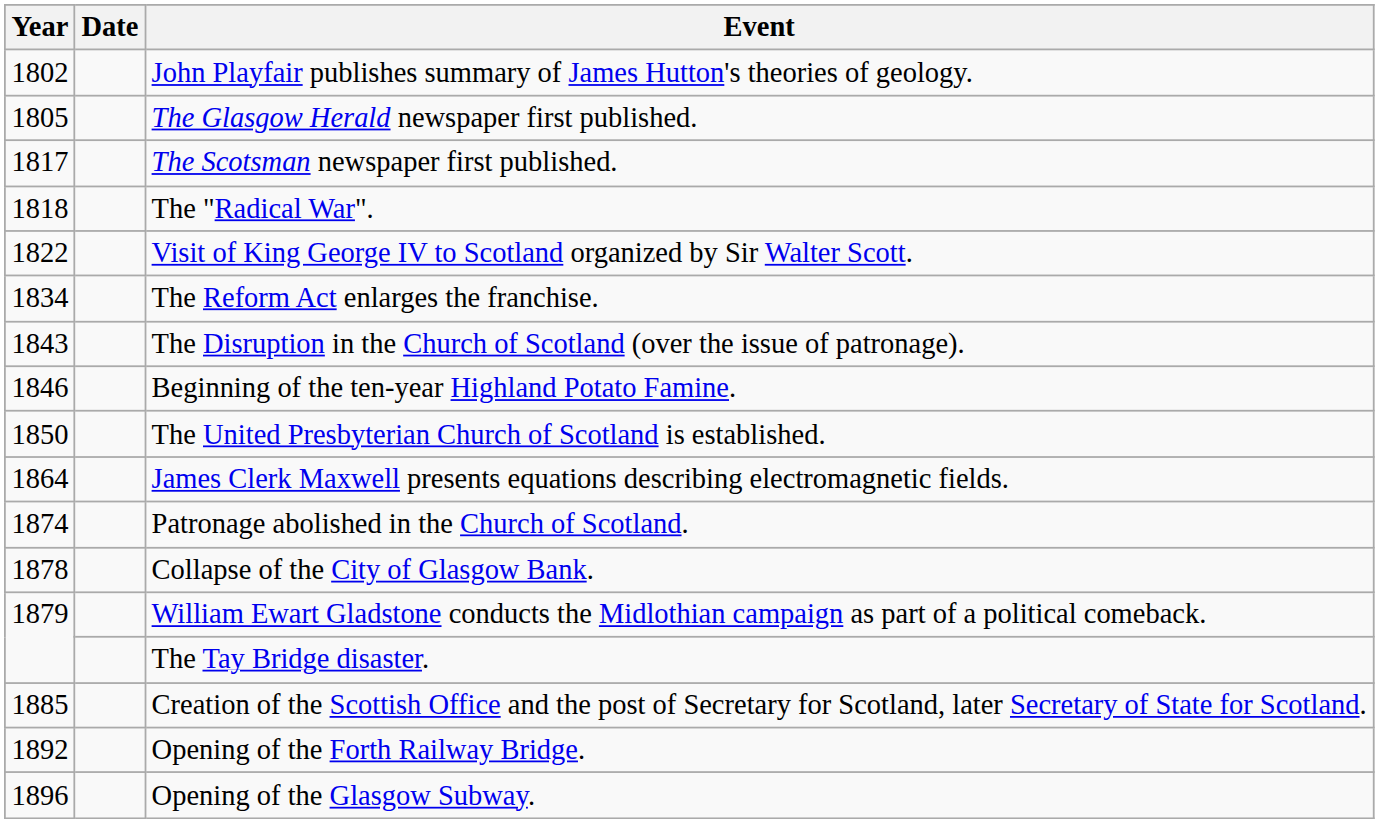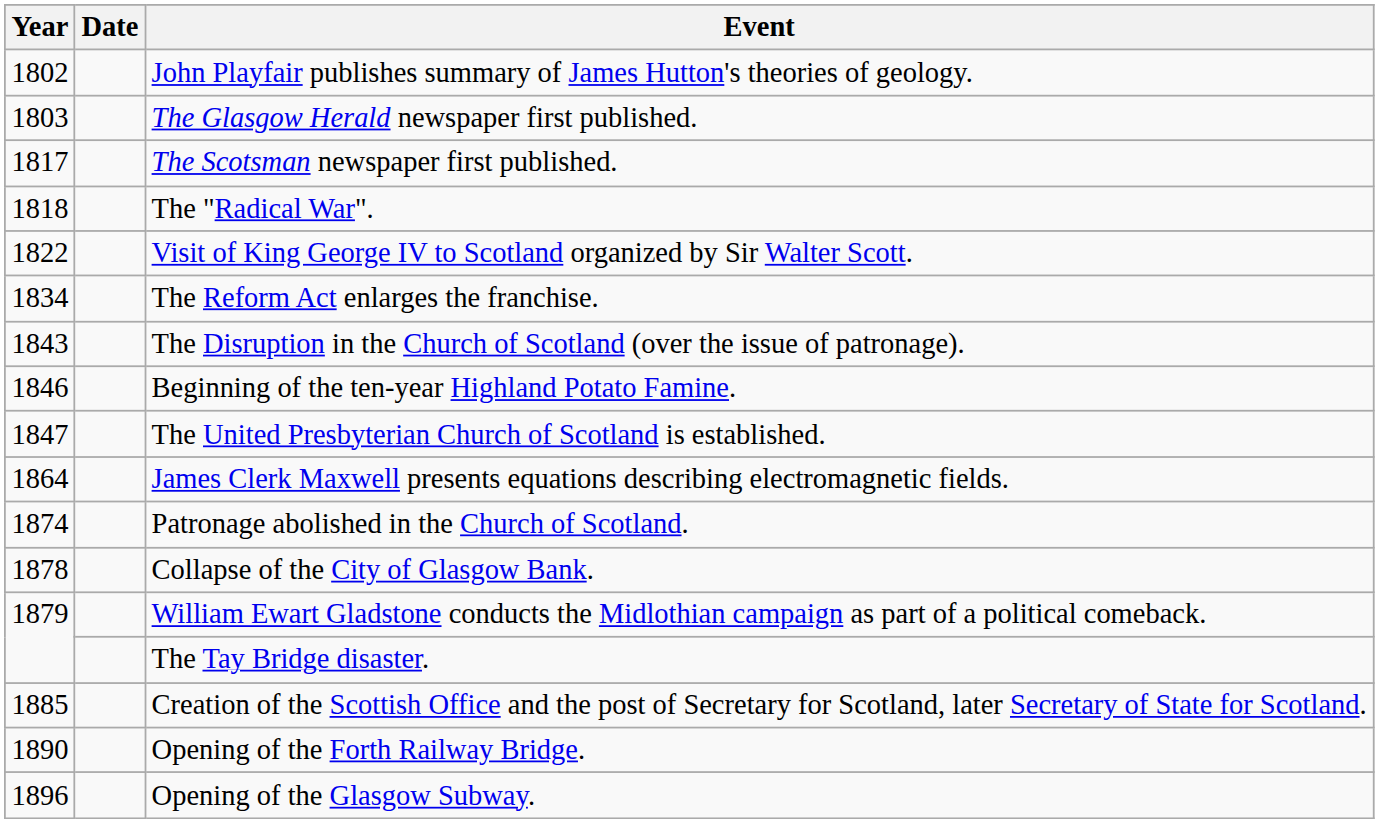(40, 117) 1805 -> (40, 117) 1803
(40, 433) 1850 -> (40, 433) 1847
(40, 749) 1892 -> (40, 749) 1890
